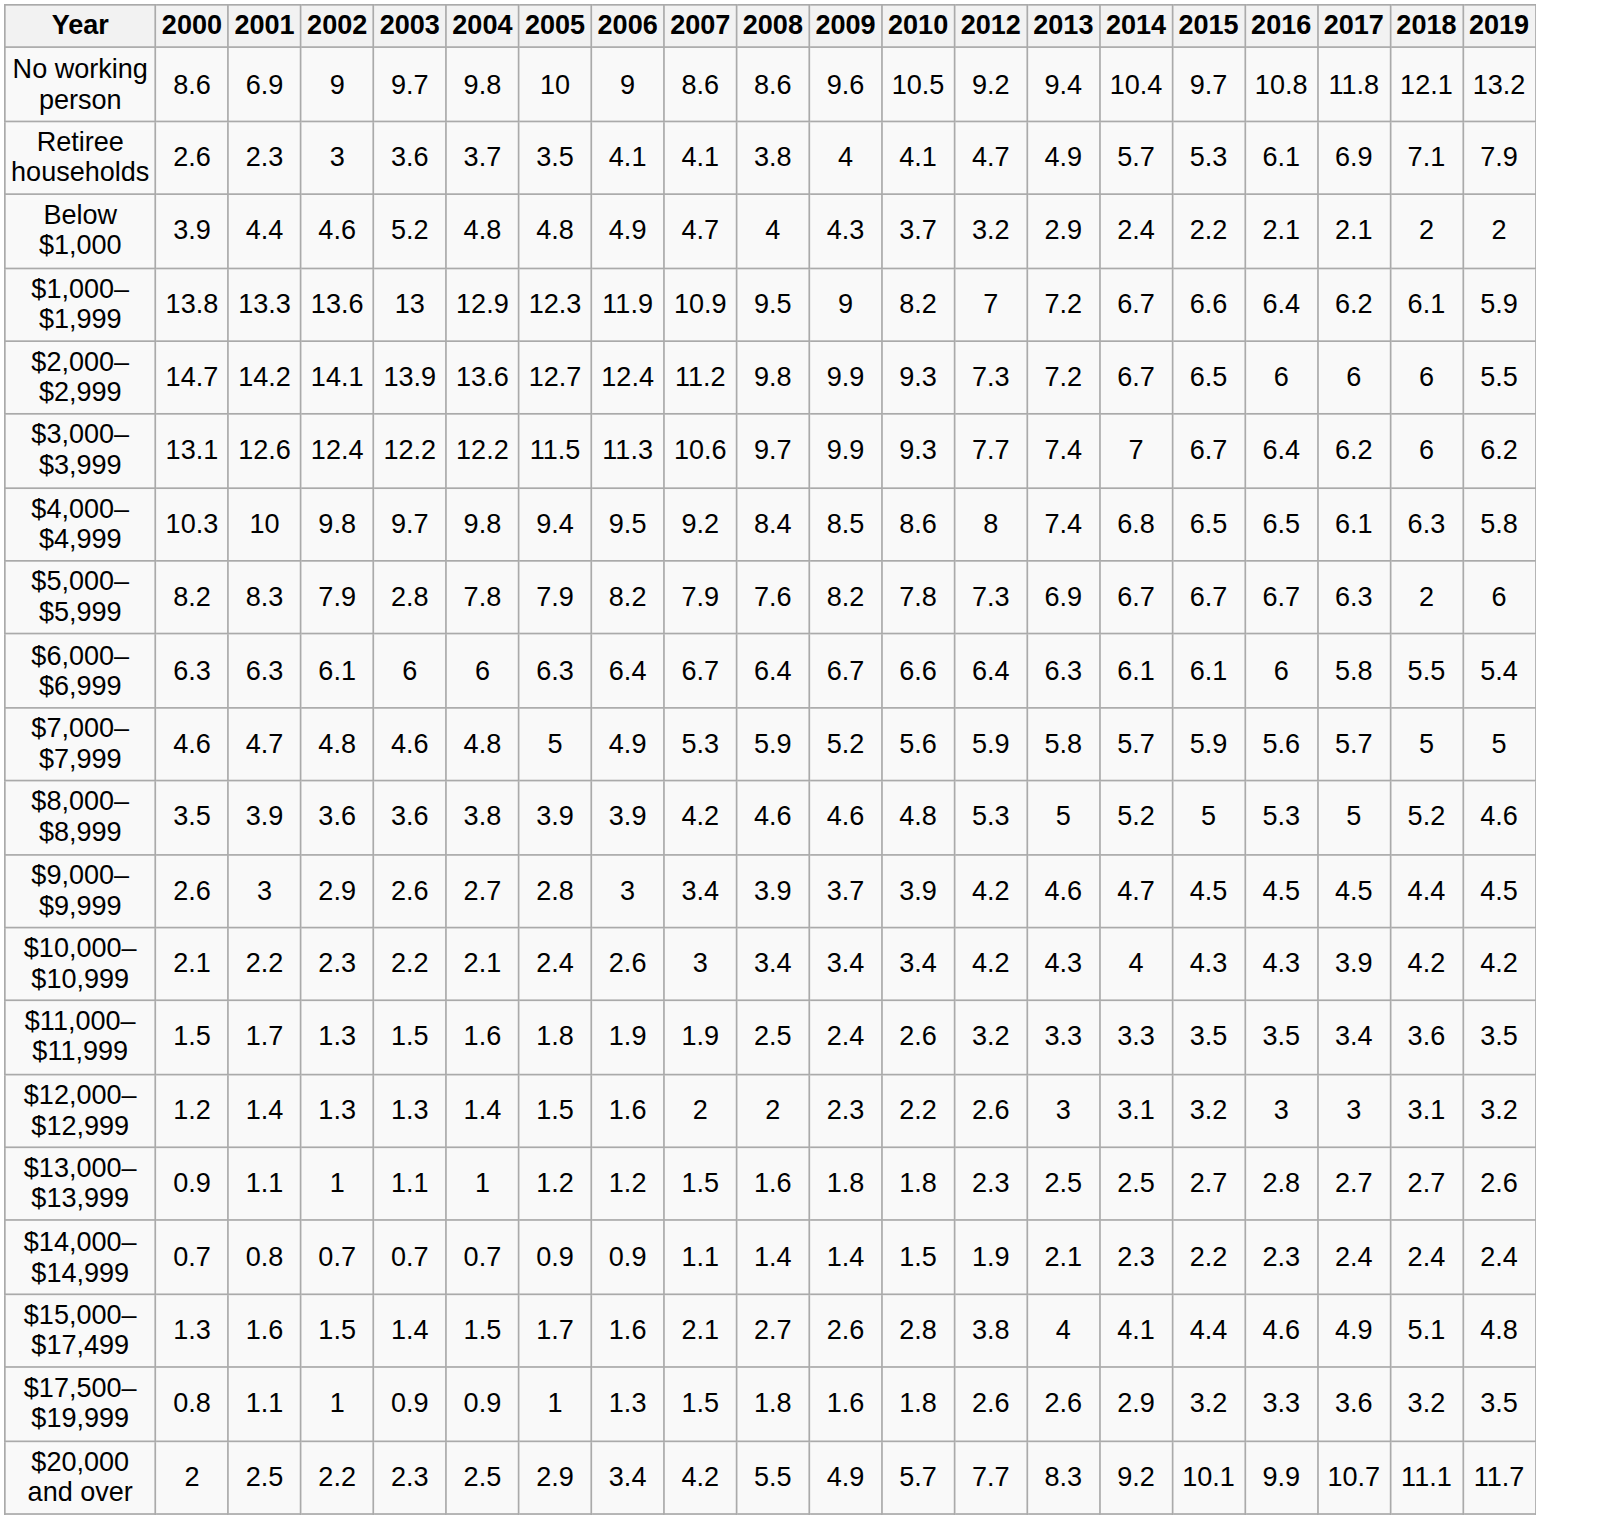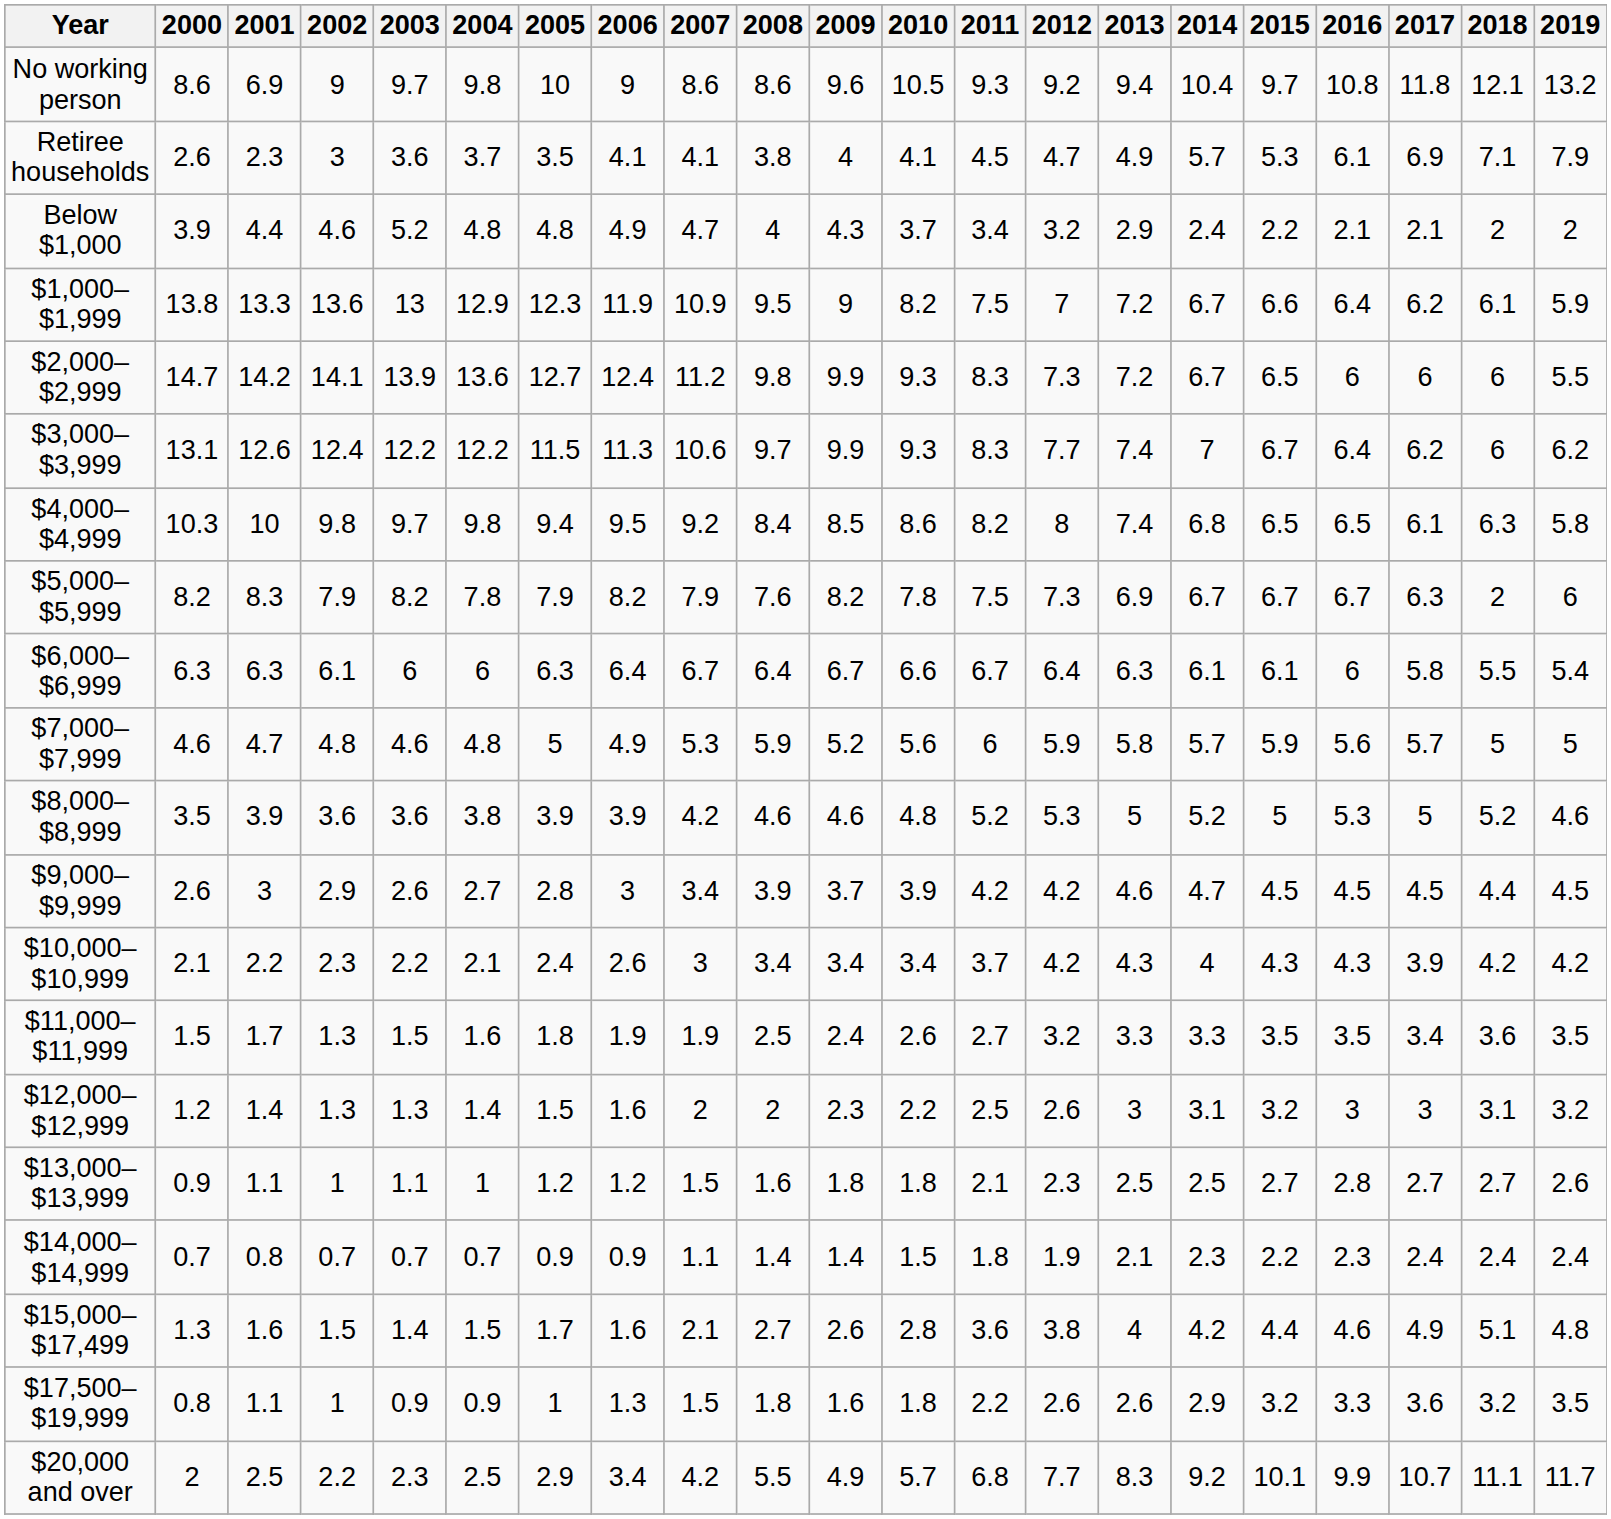+ column: (990, 25)
(410, 597) 2.8 -> (410, 597) 8.2
(1136, 1330) 4.1 -> (1207, 1330) 4.2
